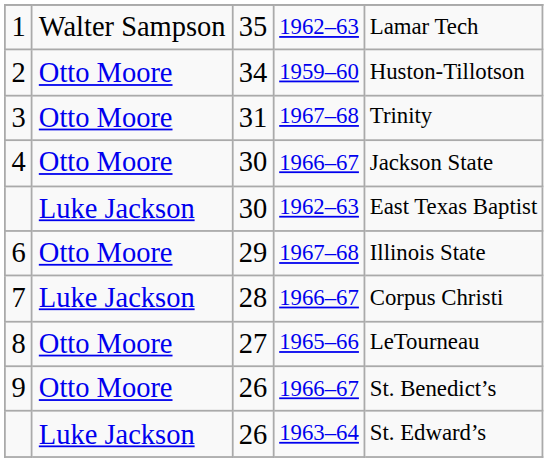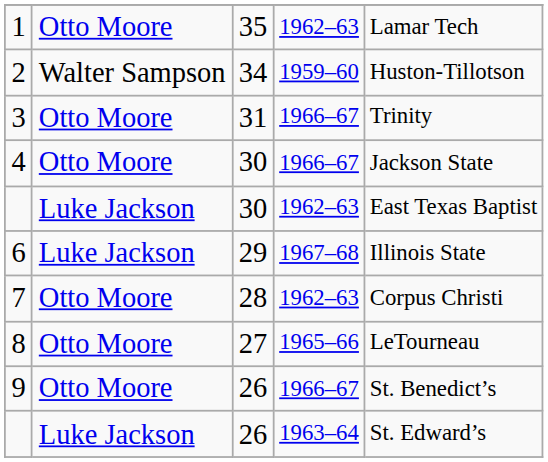(132, 27) Walter Sampson -> (106, 27) Otto Moore
(106, 72) Otto Moore -> (132, 72) Walter Sampson
(319, 117) 1967–68 -> (319, 117) 1966–67
(106, 252) Otto Moore -> (117, 252) Luke Jackson
(117, 298) Luke Jackson -> (106, 298) Otto Moore
(319, 298) 1966–67 -> (319, 298) 1962–63
